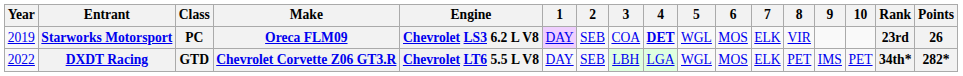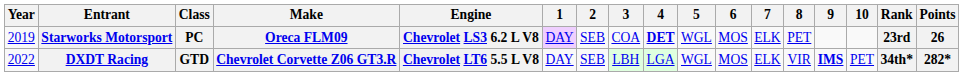(799, 37) VIR -> (799, 37) PET
(799, 60) PET -> (799, 60) VIR
(830, 60) normal -> (831, 60) bold
